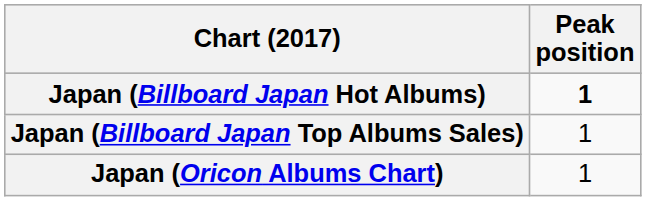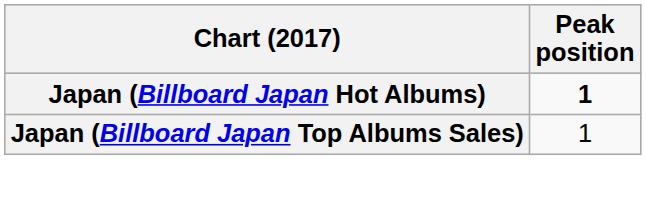- row: (267, 174)
